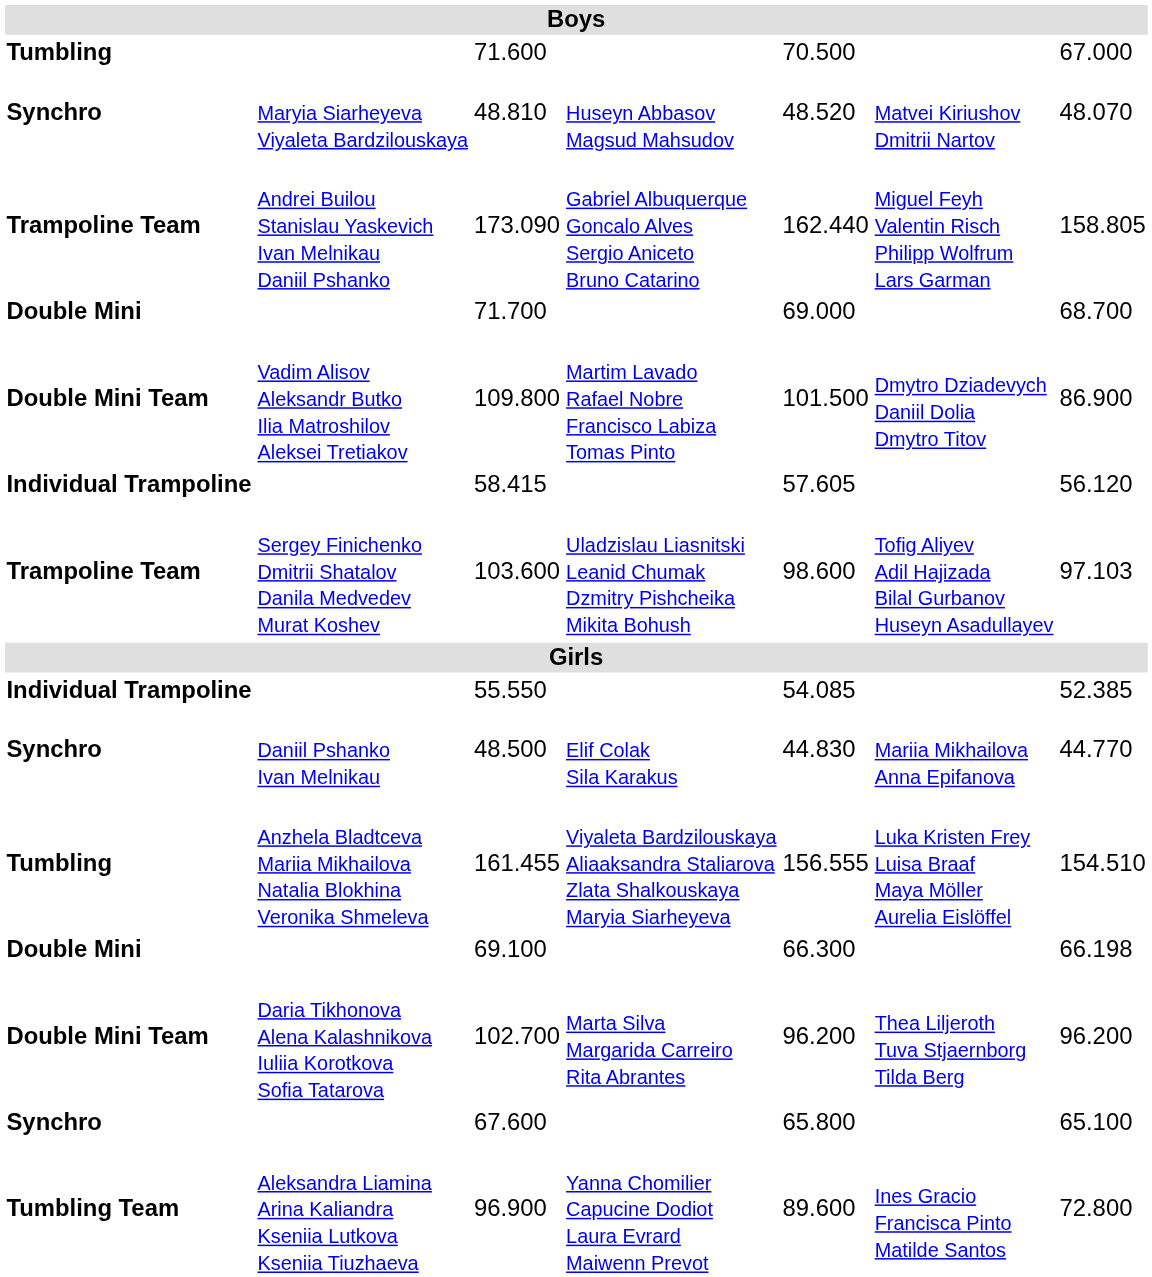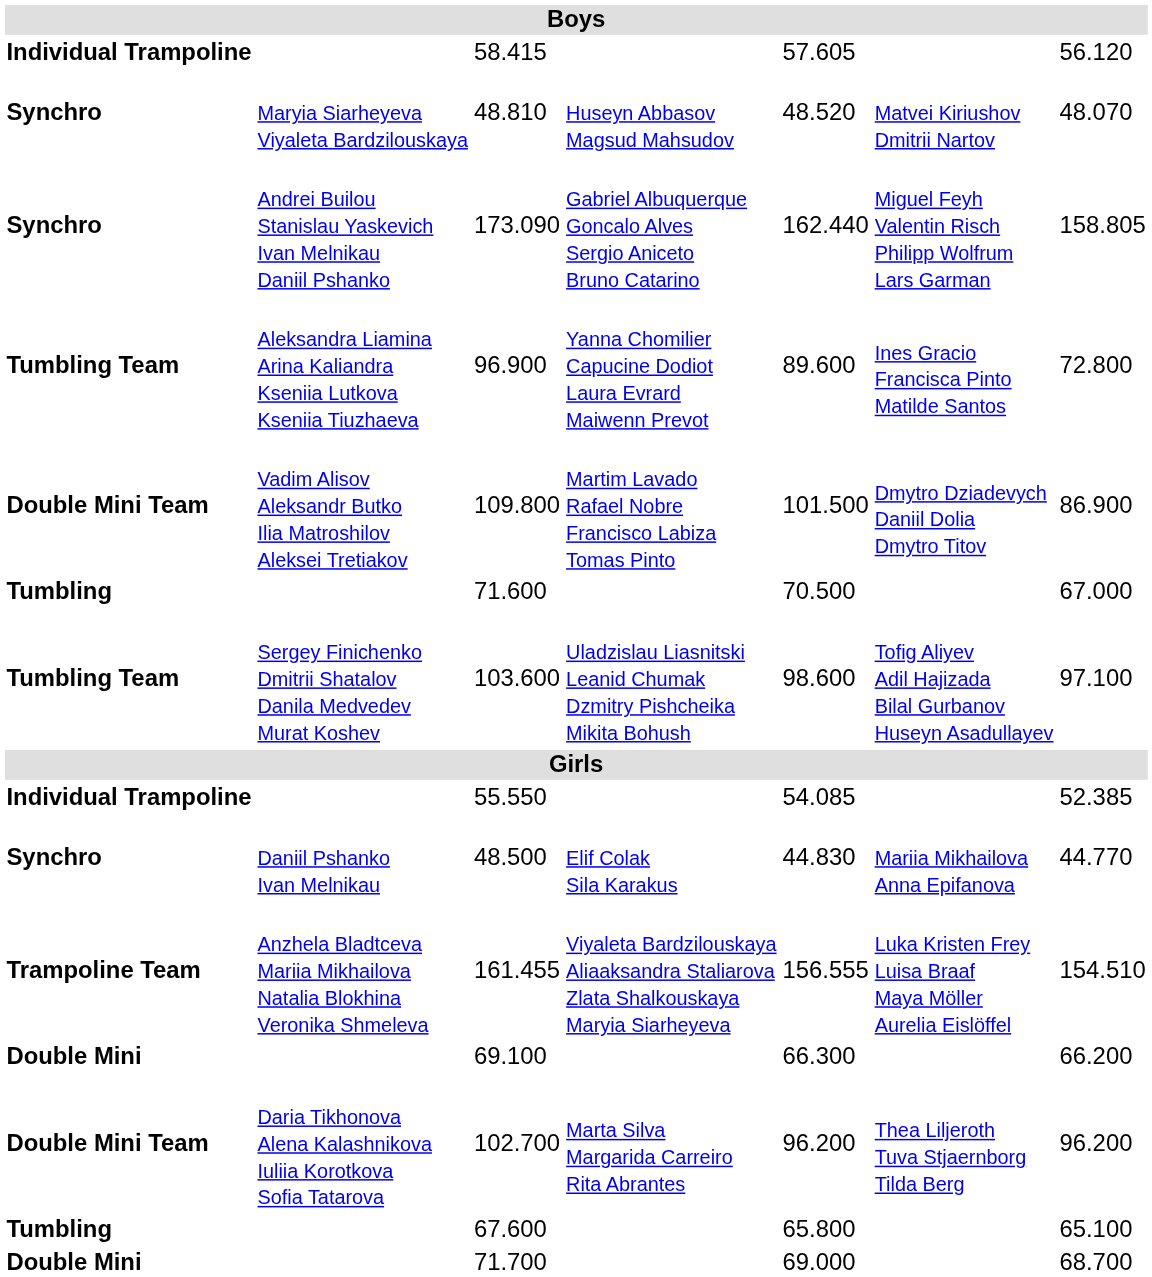rows swapped: (510, 484) <-> (510, 52)
(104, 225) Trampoline Team -> (54, 225) Synchro
rows swapped: (510, 311) <-> (510, 1208)
(104, 570) Trampoline Team -> (93, 678) Tumbling Team
(1096, 570) 97.103 -> (1096, 678) 97.100
(59, 862) Tumbling -> (104, 970) Trampoline Team
(1096, 949) 66.198 -> (1096, 1056) 66.200
(54, 1122) Synchro -> (59, 1229) Tumbling
